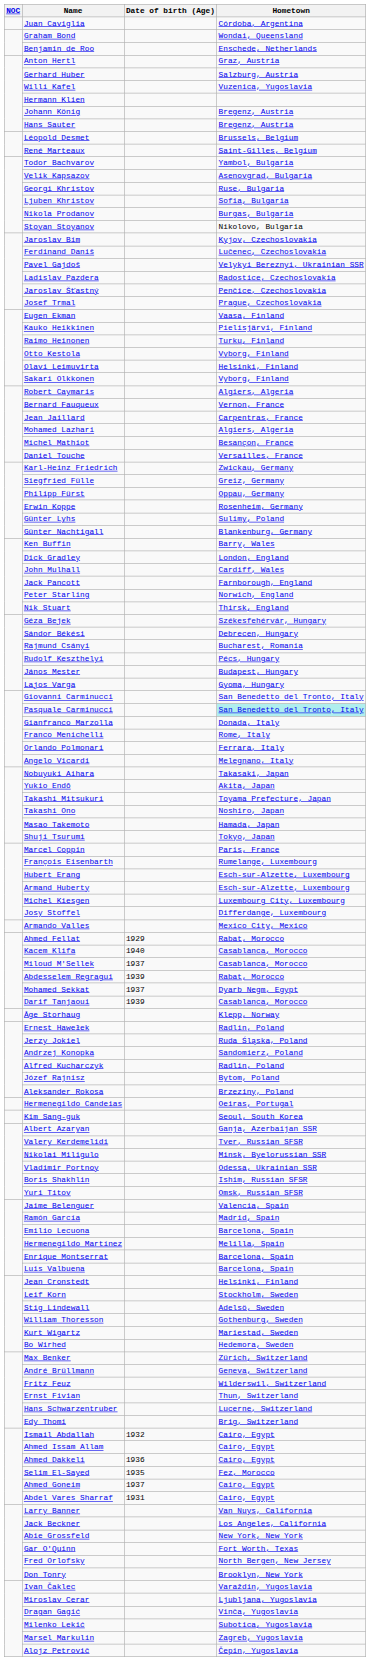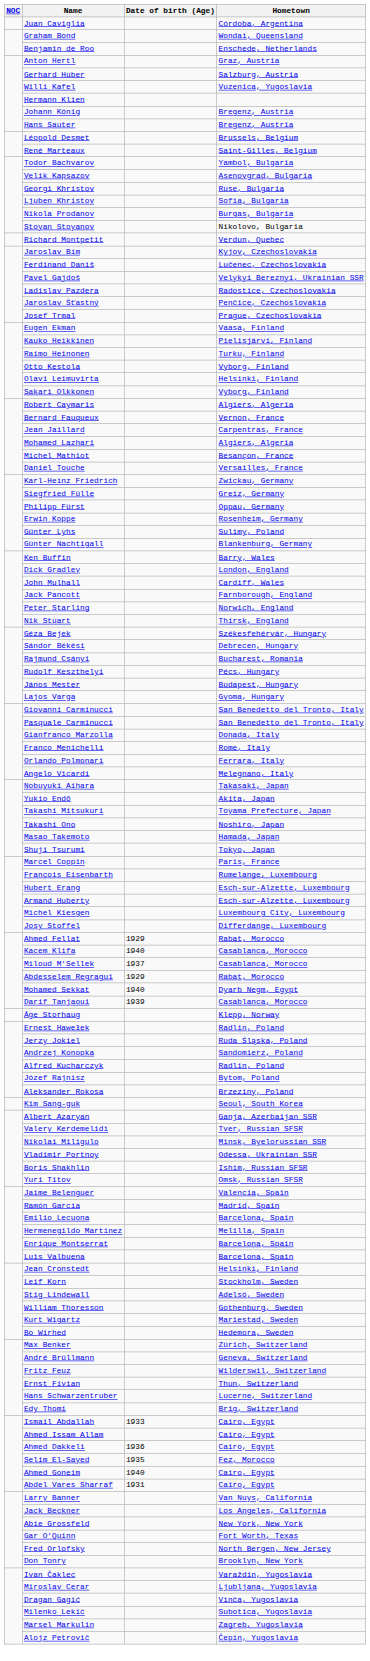+ row: (64, 239)
(291, 710) paleturquoise background -> (291, 723) no background
- row: (57, 926)
(135, 977) 1939 -> (135, 977) 1929
(135, 990) 1937 -> (135, 990) 1940
- row: (73, 1104)
(135, 1434) 1932 -> (135, 1422) 1933
(135, 1485) 1937 -> (135, 1473) 1940
